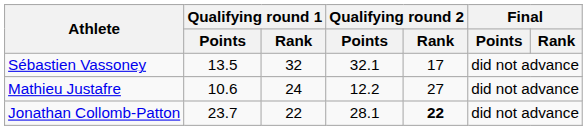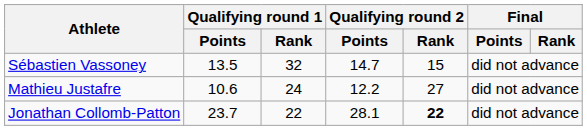(365, 65) 32.1 -> (365, 65) 14.7
(436, 65) 17 -> (436, 65) 15
